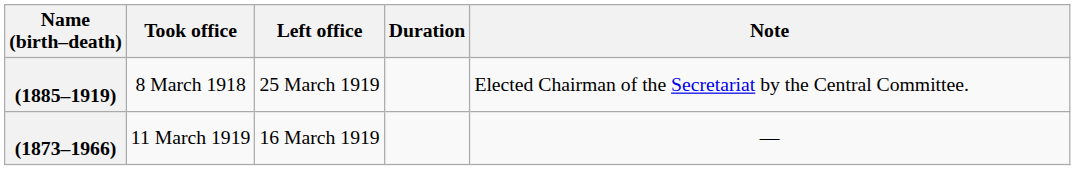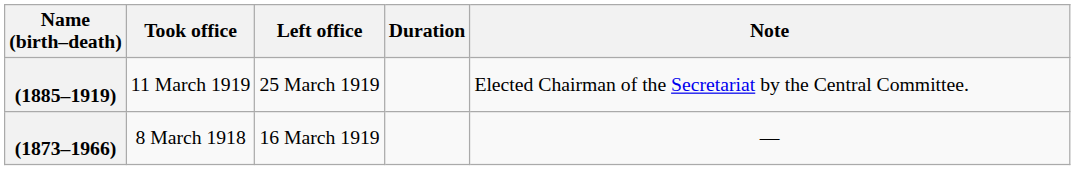(191, 84) 8 March 1918 -> (191, 84) 11 March 1919
(191, 137) 11 March 1919 -> (191, 137) 8 March 1918
